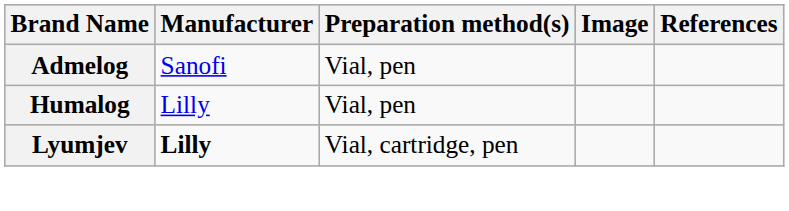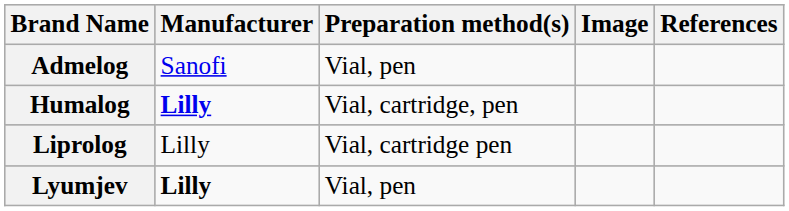(185, 104) normal -> (186, 104) bold
(370, 104) Vial, pen -> (422, 104) Vial, cartridge, pen
+ row: (80, 144)
(422, 144) Vial, cartridge, pen -> (370, 184) Vial, pen
